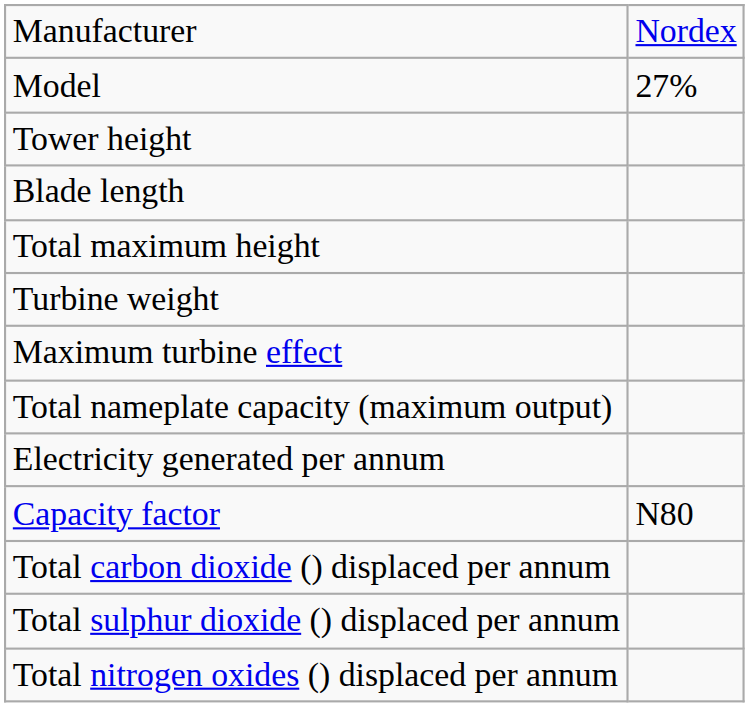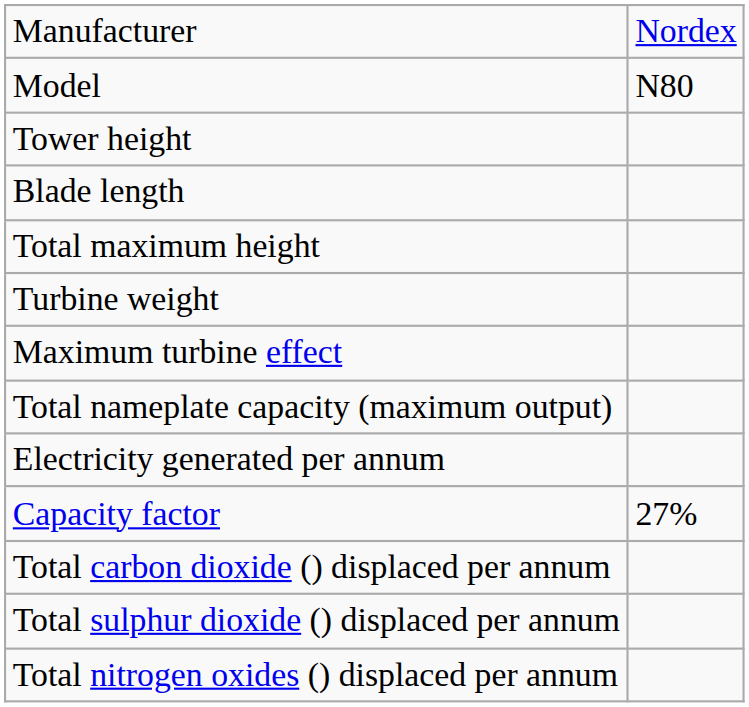(666, 84) 27% -> (665, 84) N80
(665, 513) N80 -> (666, 513) 27%
